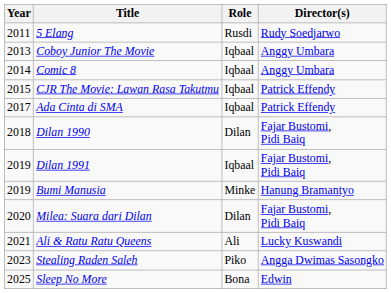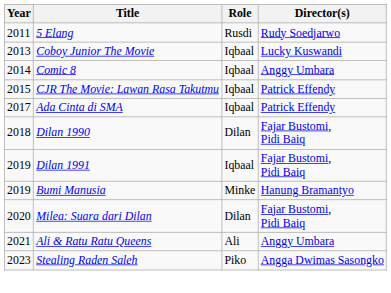(297, 51) Anggy Umbara -> (301, 51) Lucky Kuswandi
(301, 241) Lucky Kuswandi -> (297, 241) Anggy Umbara
- row: (72, 279)
